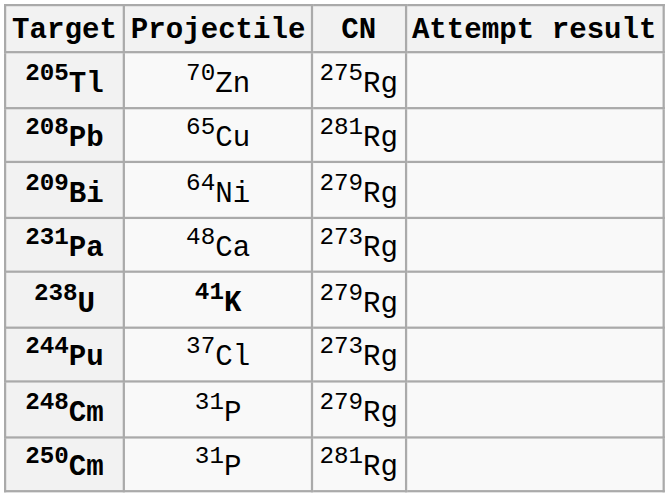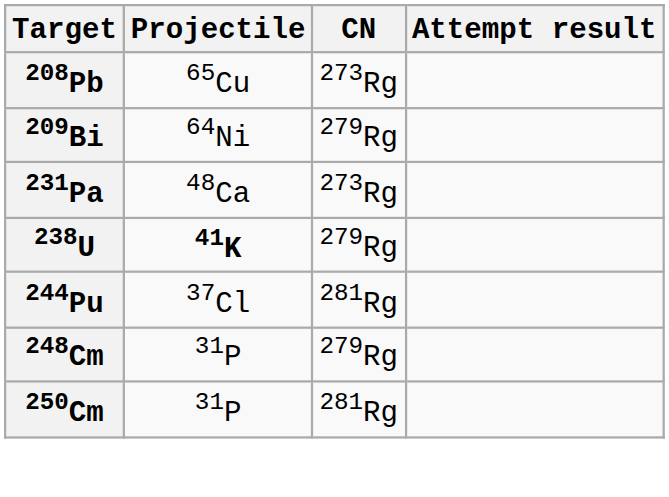- row: (64, 80)
(359, 135) 281Rg -> (359, 80) 273Rg
(359, 355) 273Rg -> (359, 300) 281Rg
